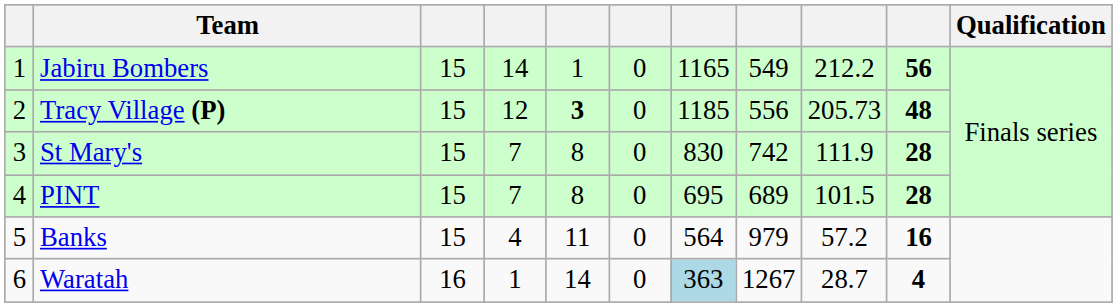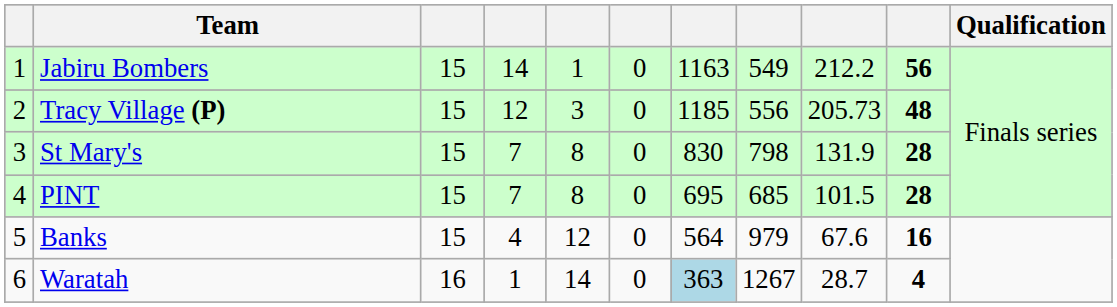(703, 68) 1165 -> (703, 68) 1163
(577, 110) bold -> (577, 110) normal
(769, 152) 742 -> (769, 152) 798
(844, 152) 111.9 -> (844, 152) 131.9
(769, 195) 689 -> (769, 195) 685
(577, 237) 11 -> (577, 237) 12
(844, 237) 57.2 -> (844, 237) 67.6
